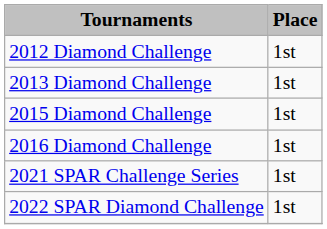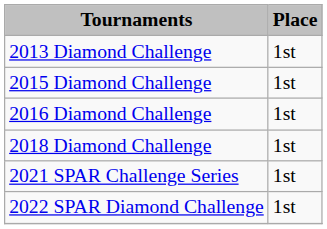- row: (110, 51)
+ row: (110, 144)
